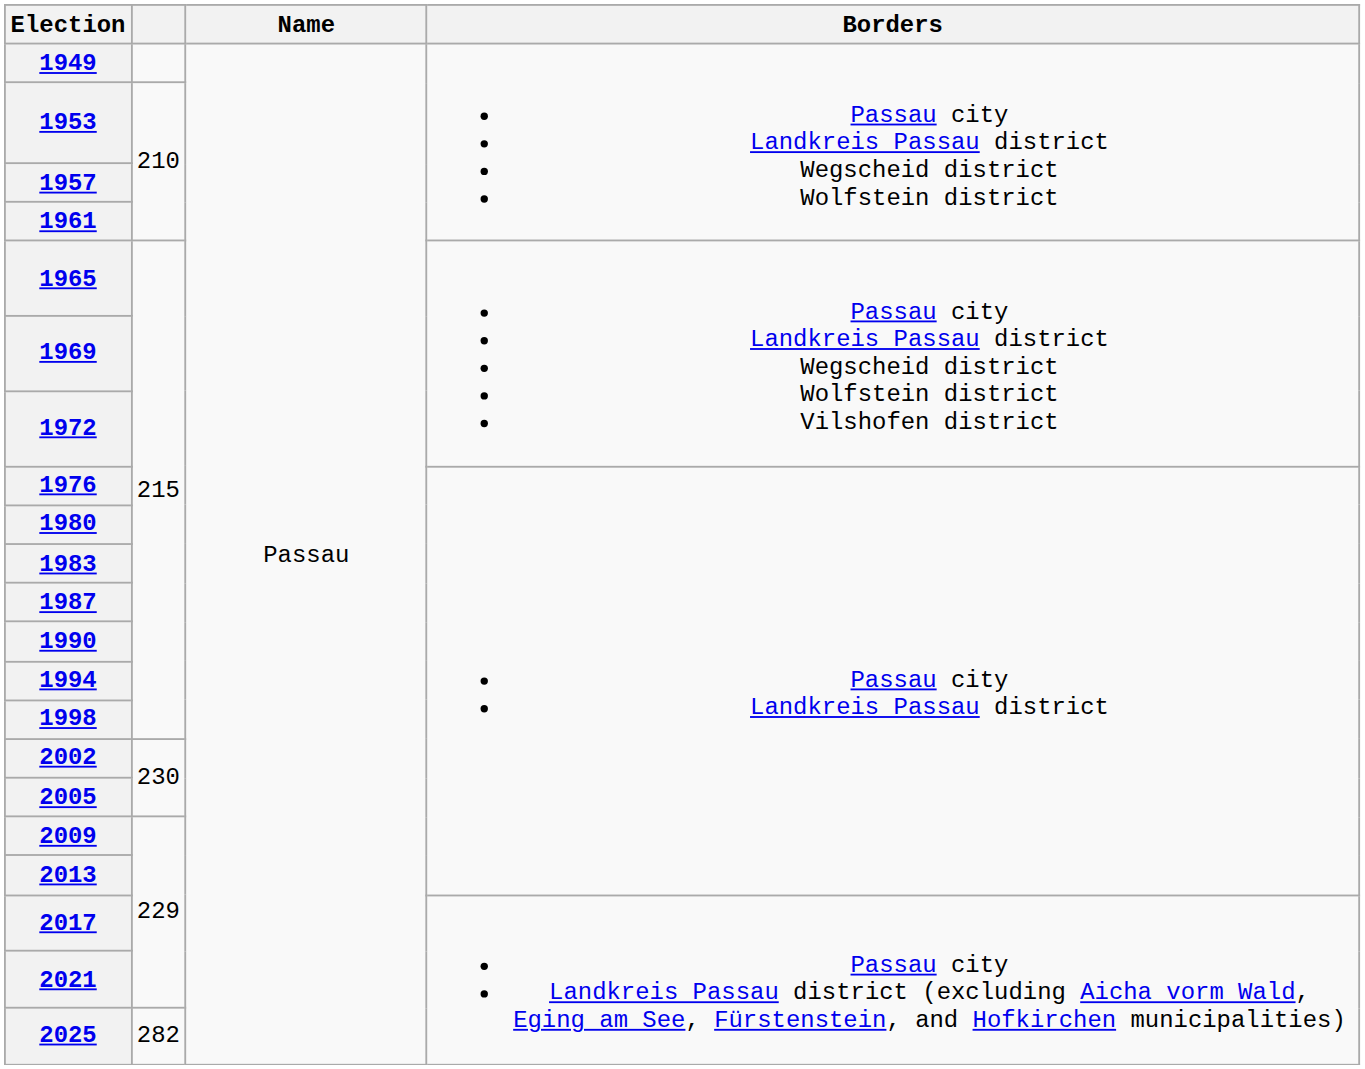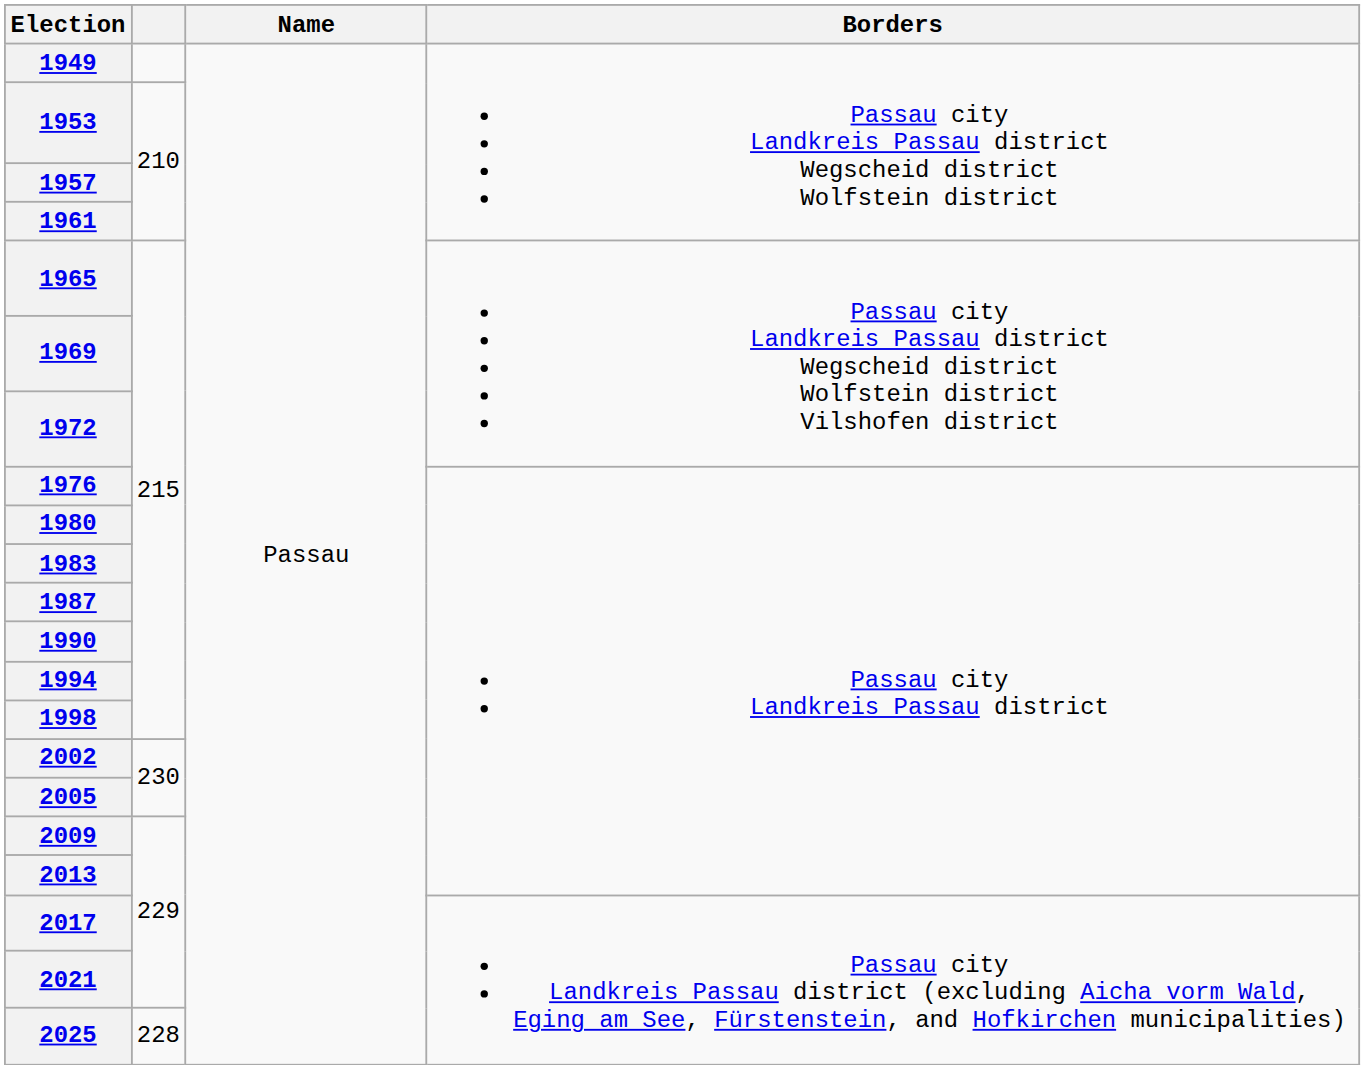(158, 1036) 282 -> (158, 1036) 228
